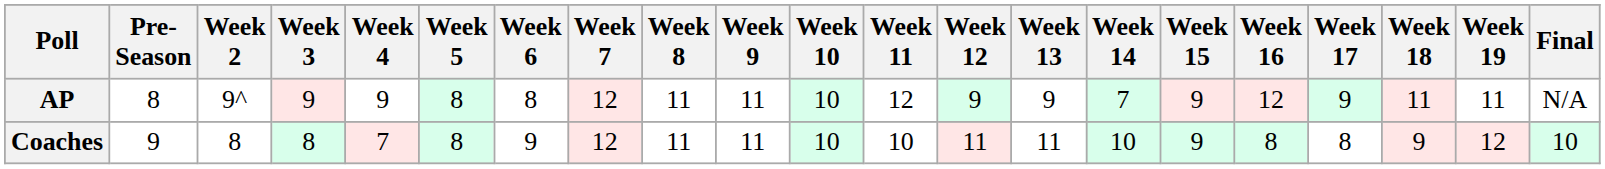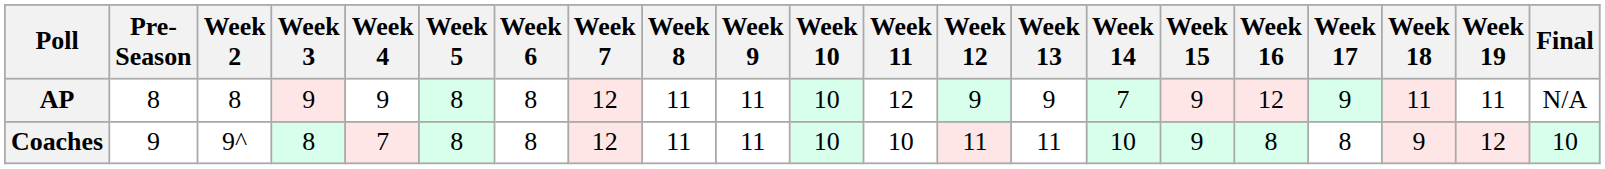(235, 99) 9^ -> (235, 99) 8
(235, 142) 8 -> (235, 142) 9^
(531, 142) 9 -> (531, 142) 8
